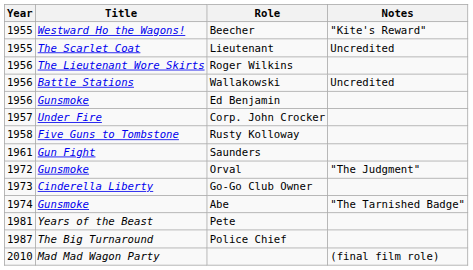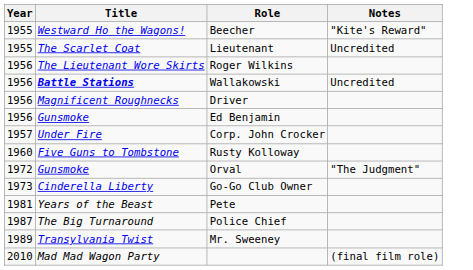(86, 83) normal -> (86, 83) bold
+ row: (229, 100)
(20, 135) 1958 -> (20, 152) 1960
- row: (235, 152)
- row: (219, 204)
+ row: (245, 239)
